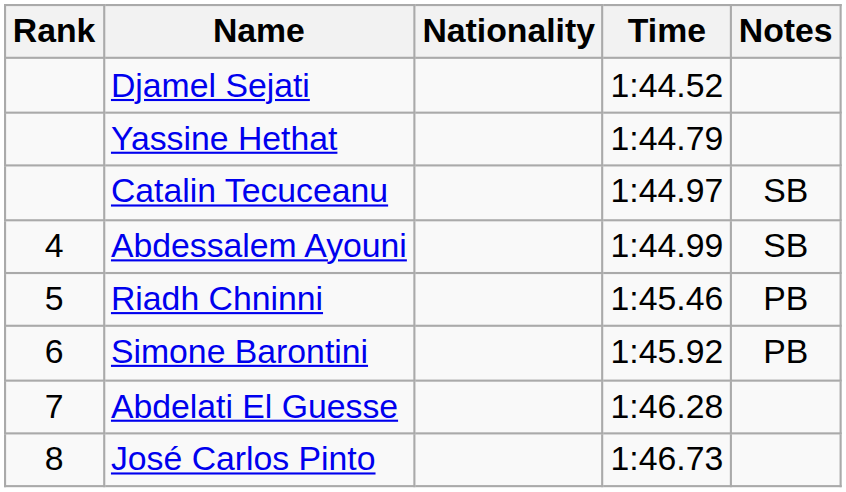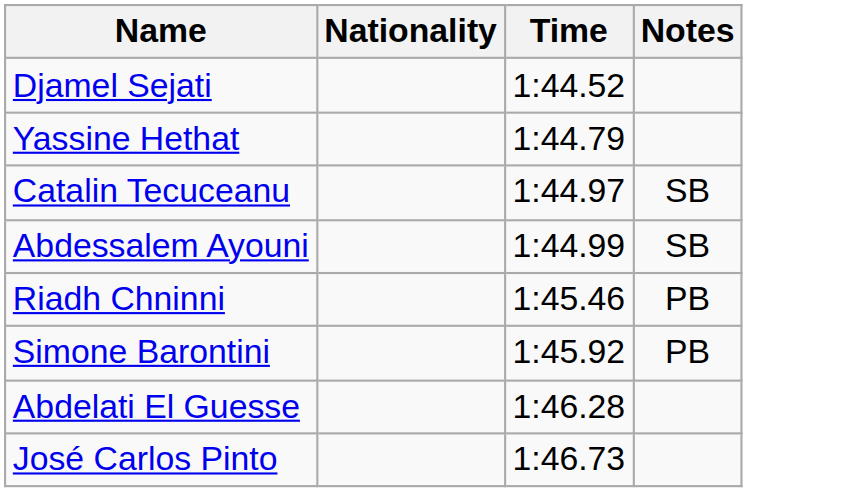- column: (54, 31)
